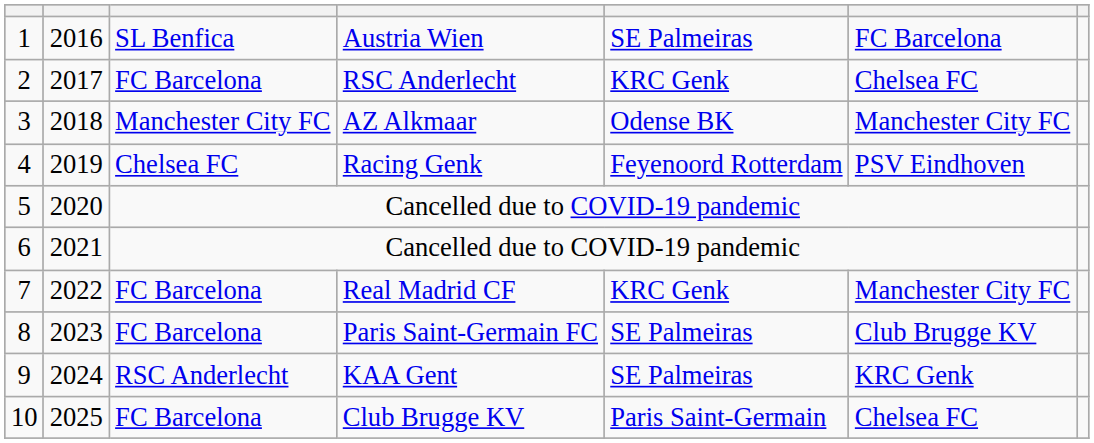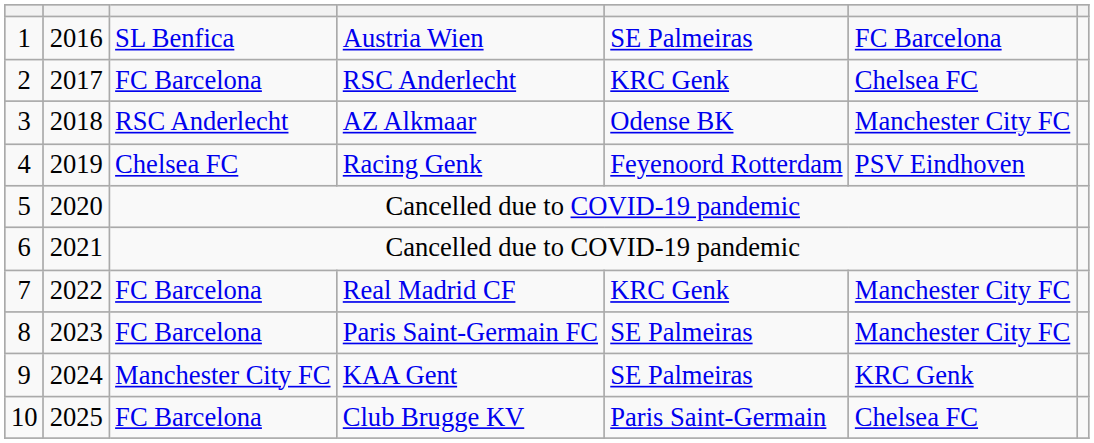(223, 122) Manchester City FC -> (202, 122) RSC Anderlecht
(946, 332) Club Brugge KV -> (963, 332) Manchester City FC
(202, 374) RSC Anderlecht -> (223, 374) Manchester City FC
